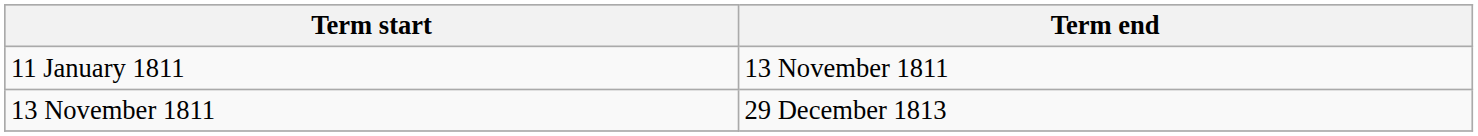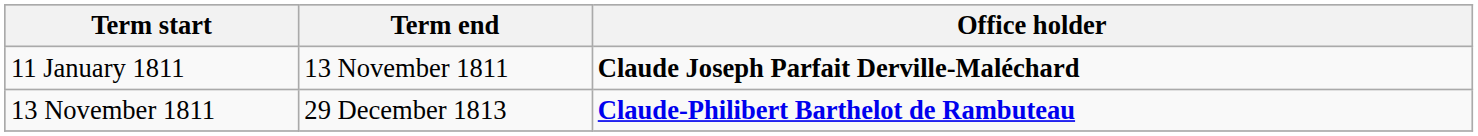+ column: (1032, 25)
